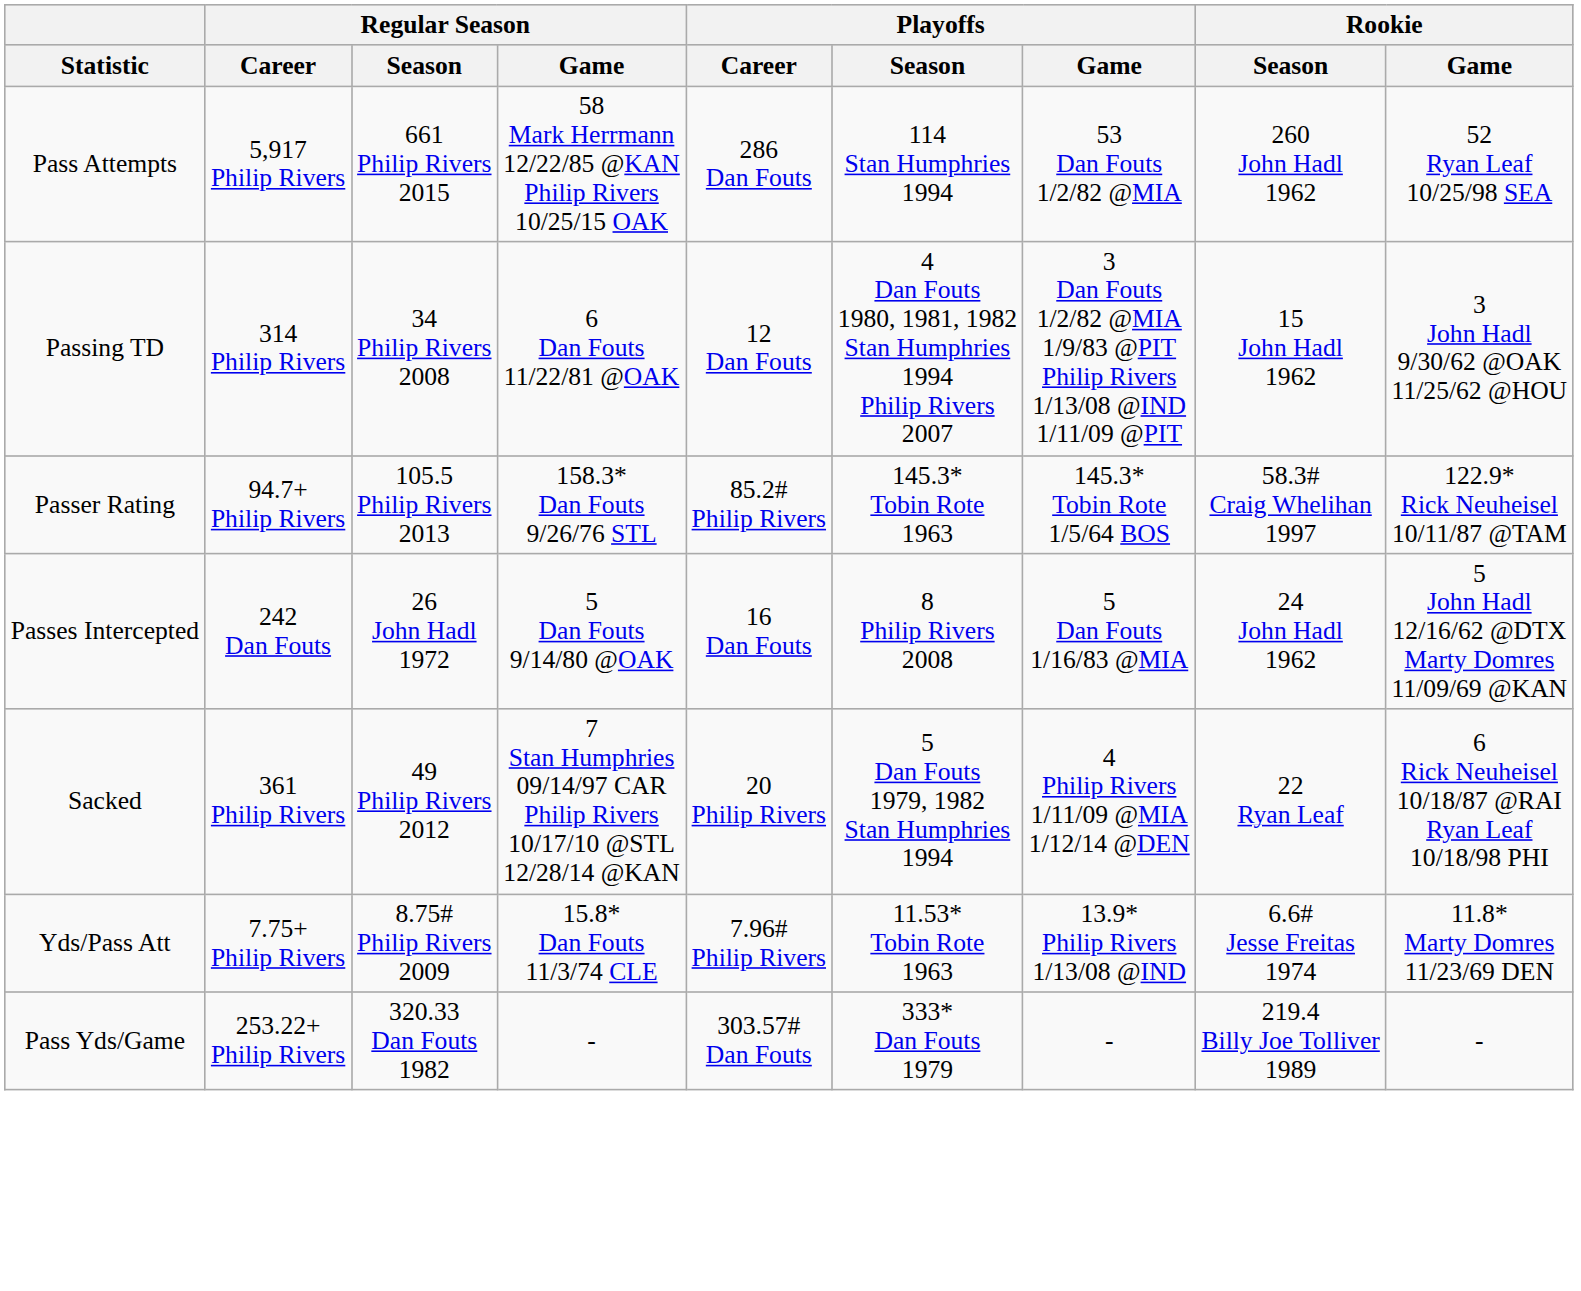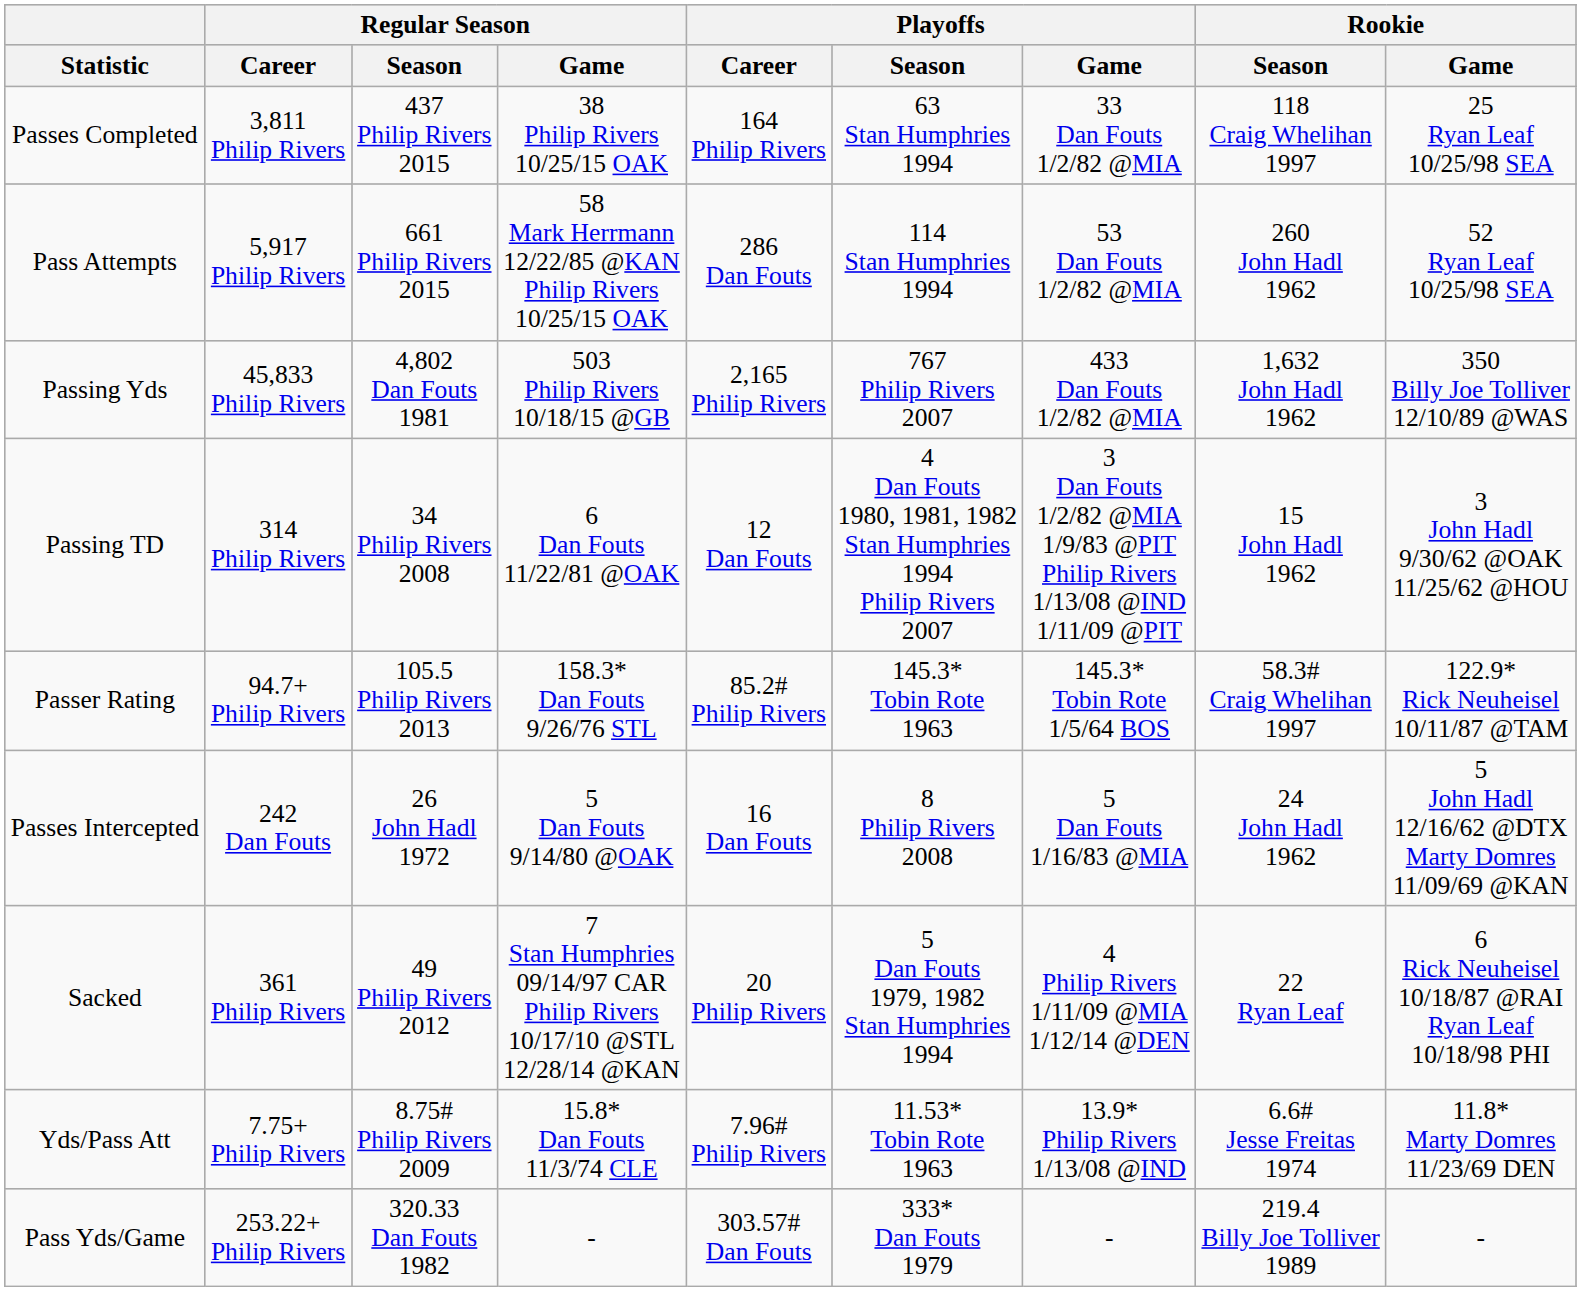+ row: (105, 134)
+ row: (105, 388)
